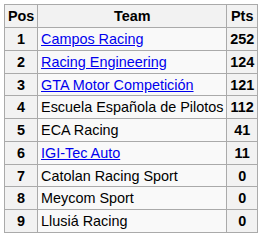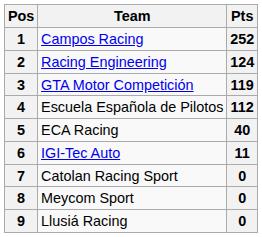(242, 85) 121 -> (242, 85) 119
(242, 130) 41 -> (242, 130) 40
